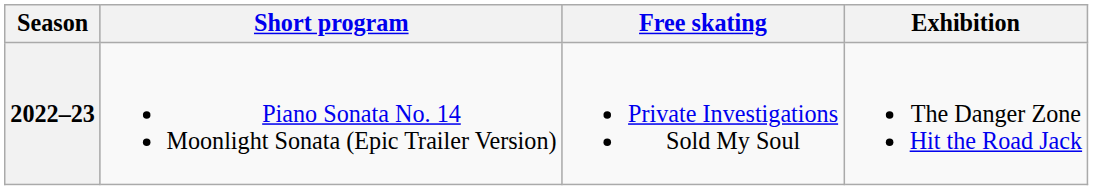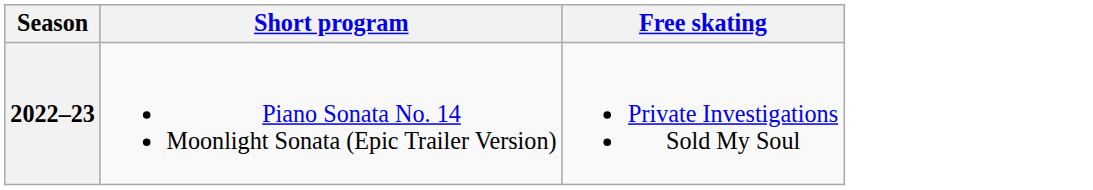- column: (966, 23)
